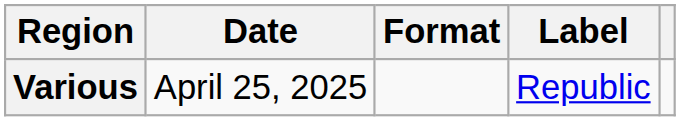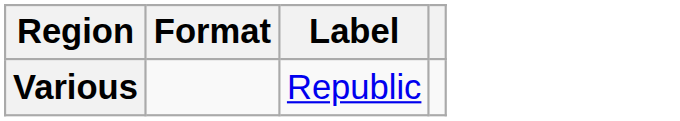- column: (260, 31)
